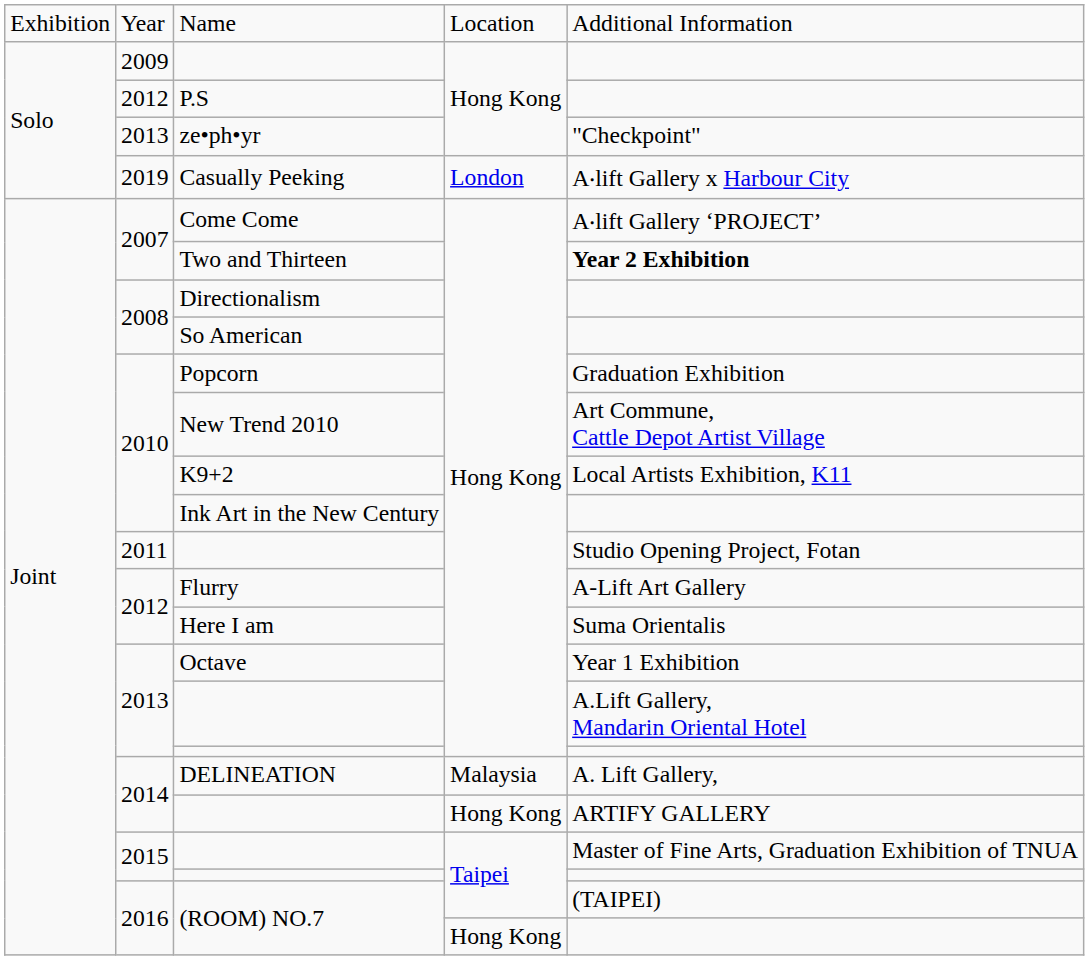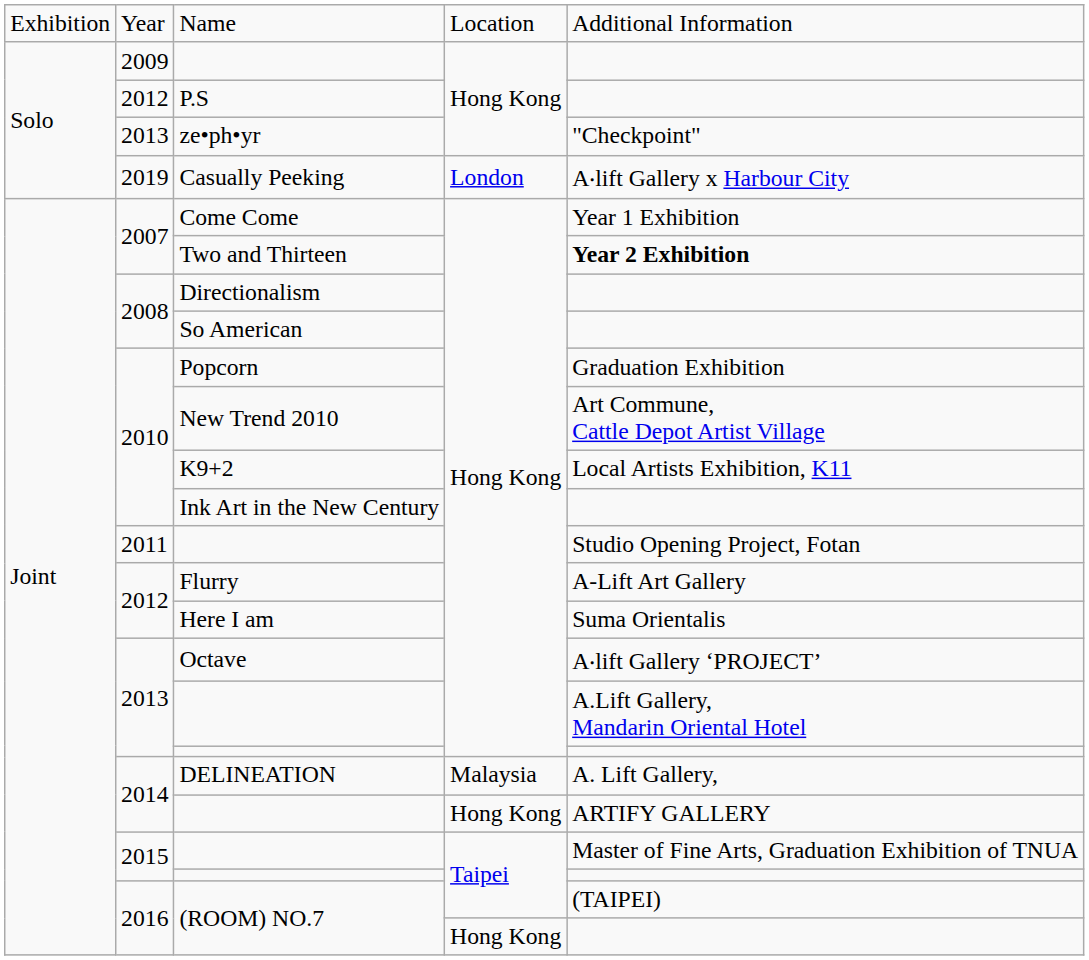(697, 221) A‧lift Gallery ‘PROJECT’ -> (656, 216) Year 1 Exhibition
(656, 662) Year 1 Exhibition -> (697, 661) A‧lift Gallery ‘PROJECT’
